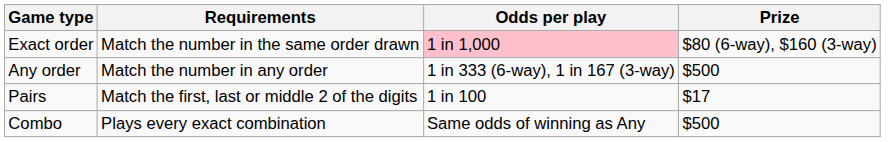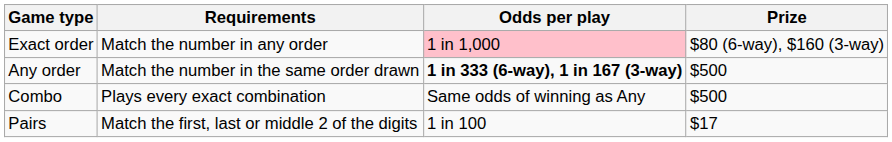(260, 44) Match the number in the same order drawn -> (214, 44) Match the number in any order
(214, 70) Match the number in any order -> (260, 70) Match the number in the same order drawn
(551, 70) normal -> (555, 70) bold
rows swapped: (27, 96) <-> (35, 123)
